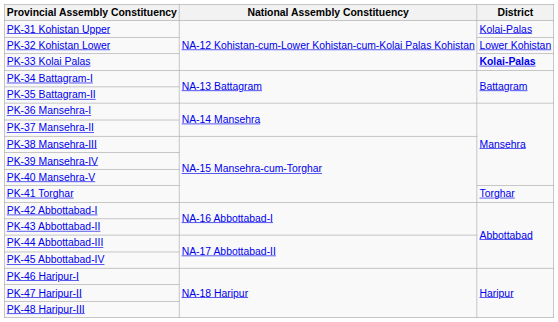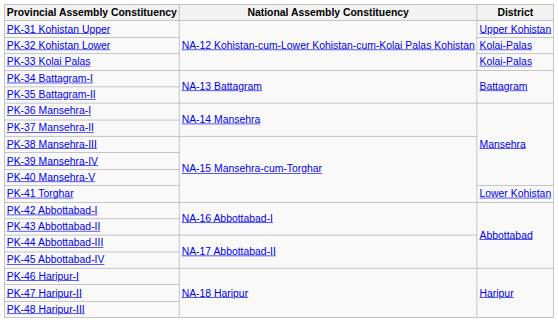(506, 29) Kolai-Palas -> (515, 29) Upper Kohistan
(515, 45) Lower Kohistan -> (506, 45) Kolai-Palas
(508, 62) bold -> (506, 62) normal
(497, 194) Torghar -> (515, 194) Lower Kohistan
